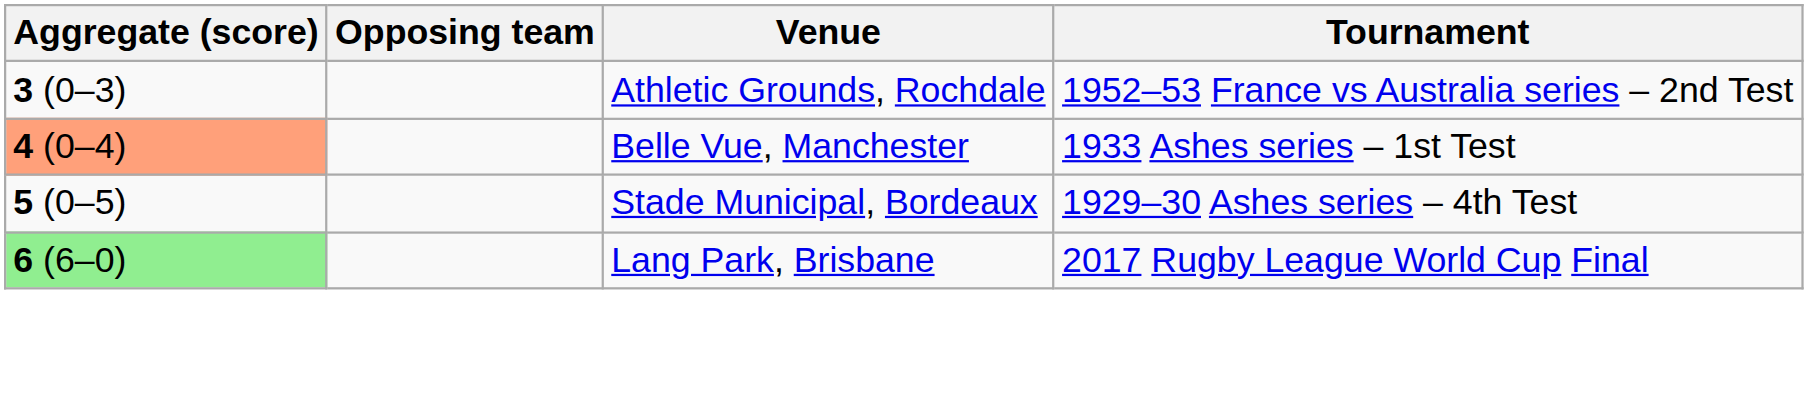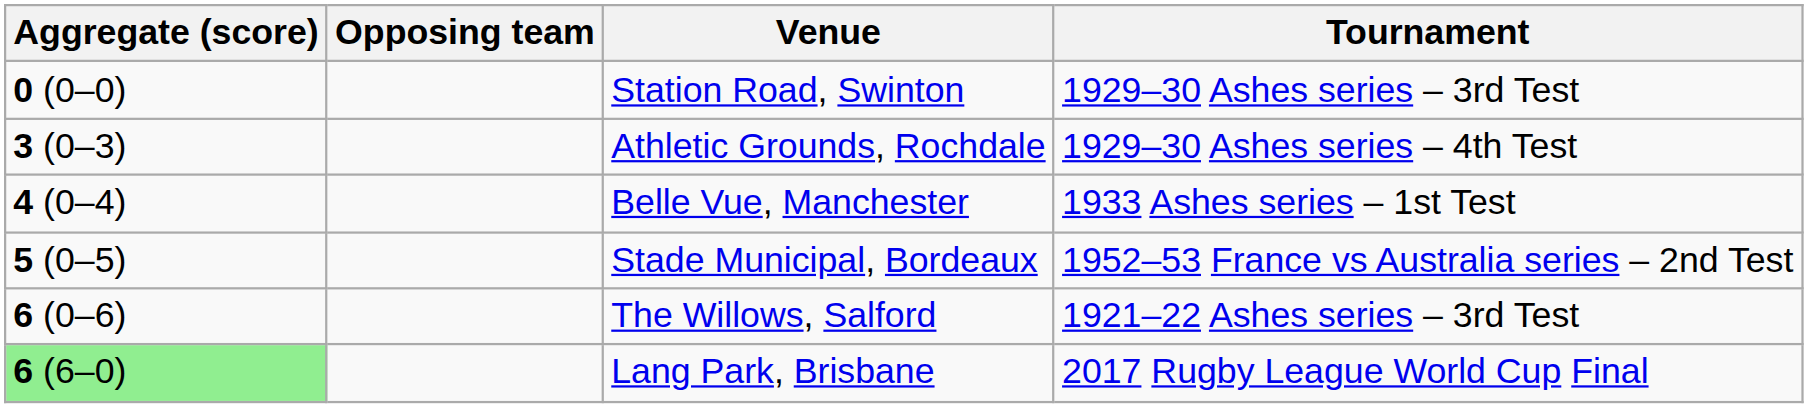+ row: (788, 89)
(1428, 89) 1952–53 France vs Australia series – 2nd Test -> (1320, 145) 1929–30 Ashes series – 4th Test
(70, 145) lightsalmon background -> (70, 202) no background
(1320, 202) 1929–30 Ashes series – 4th Test -> (1428, 259) 1952–53 France vs Australia series – 2nd Test
+ row: (774, 315)
